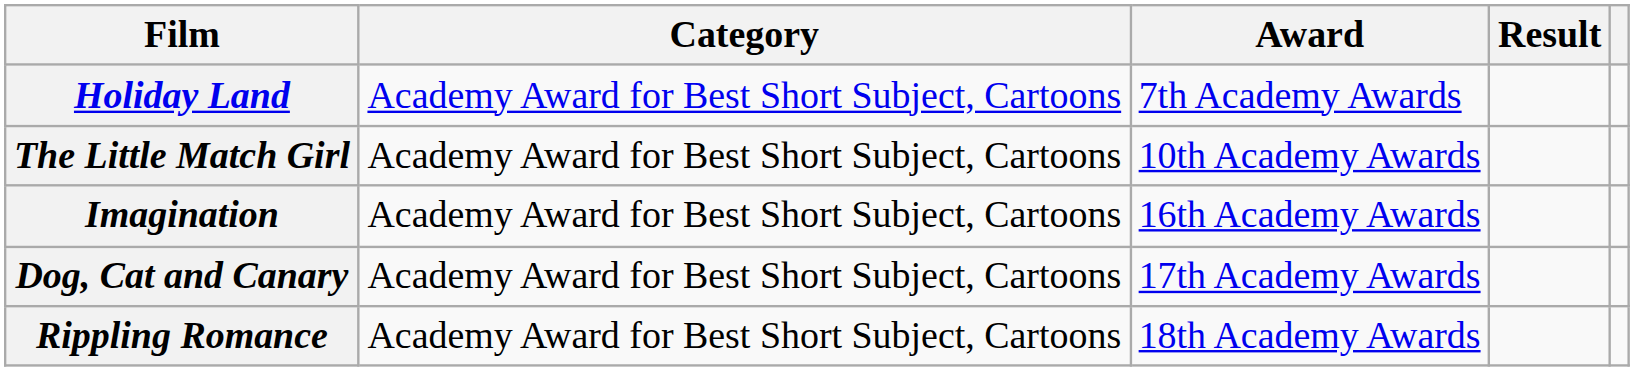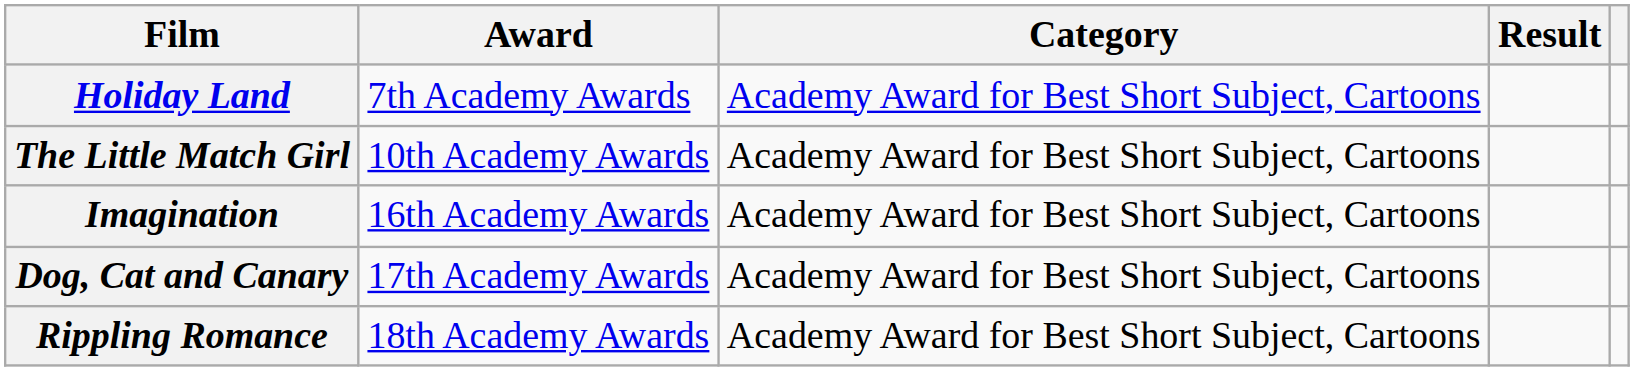columns swapped: (1310, 34) <-> (744, 34)
